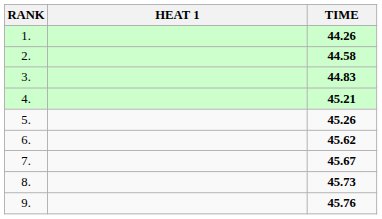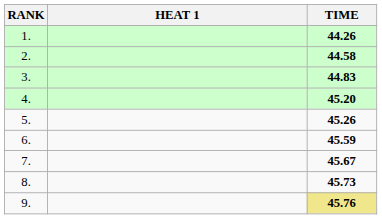(342, 98) 45.21 -> (342, 98) 45.20
(342, 140) 45.62 -> (342, 140) 45.59
(342, 203) no background -> (342, 203) khaki background
